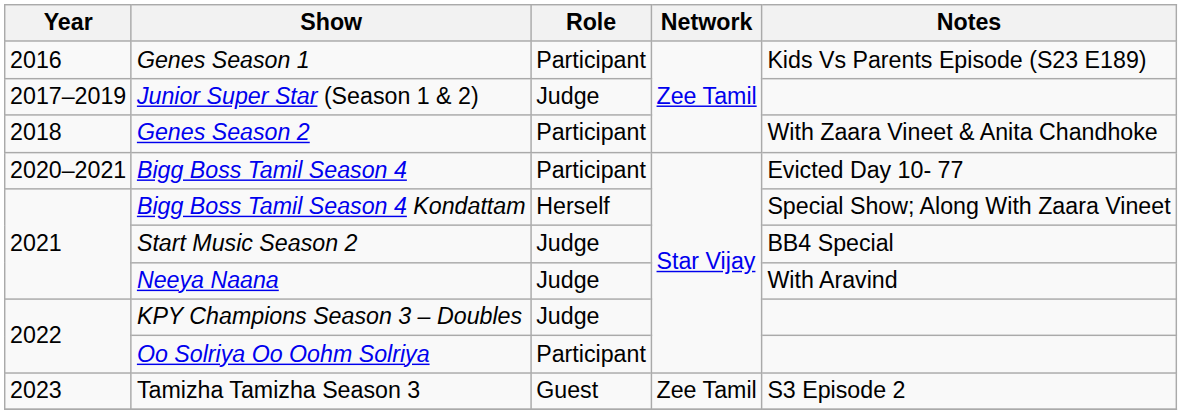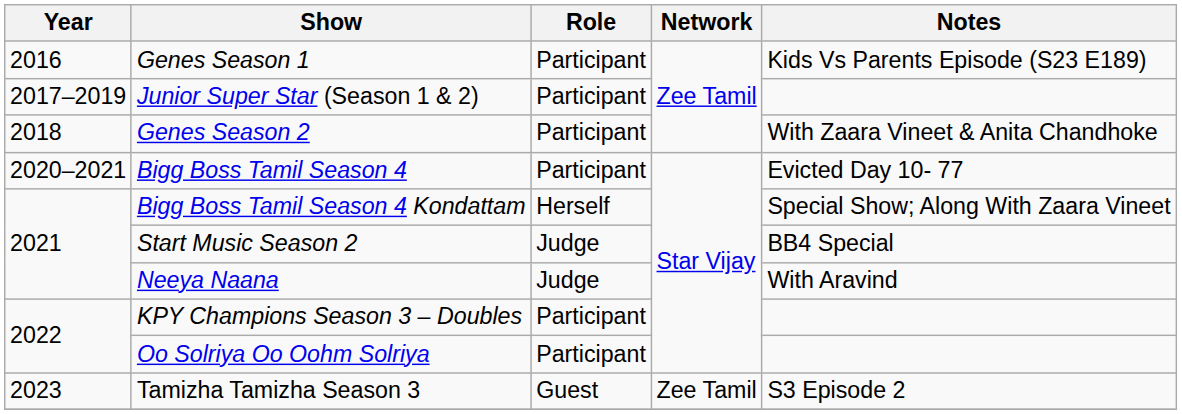(568, 96) Judge -> (591, 96) Participant
(568, 317) Judge -> (591, 317) Participant
